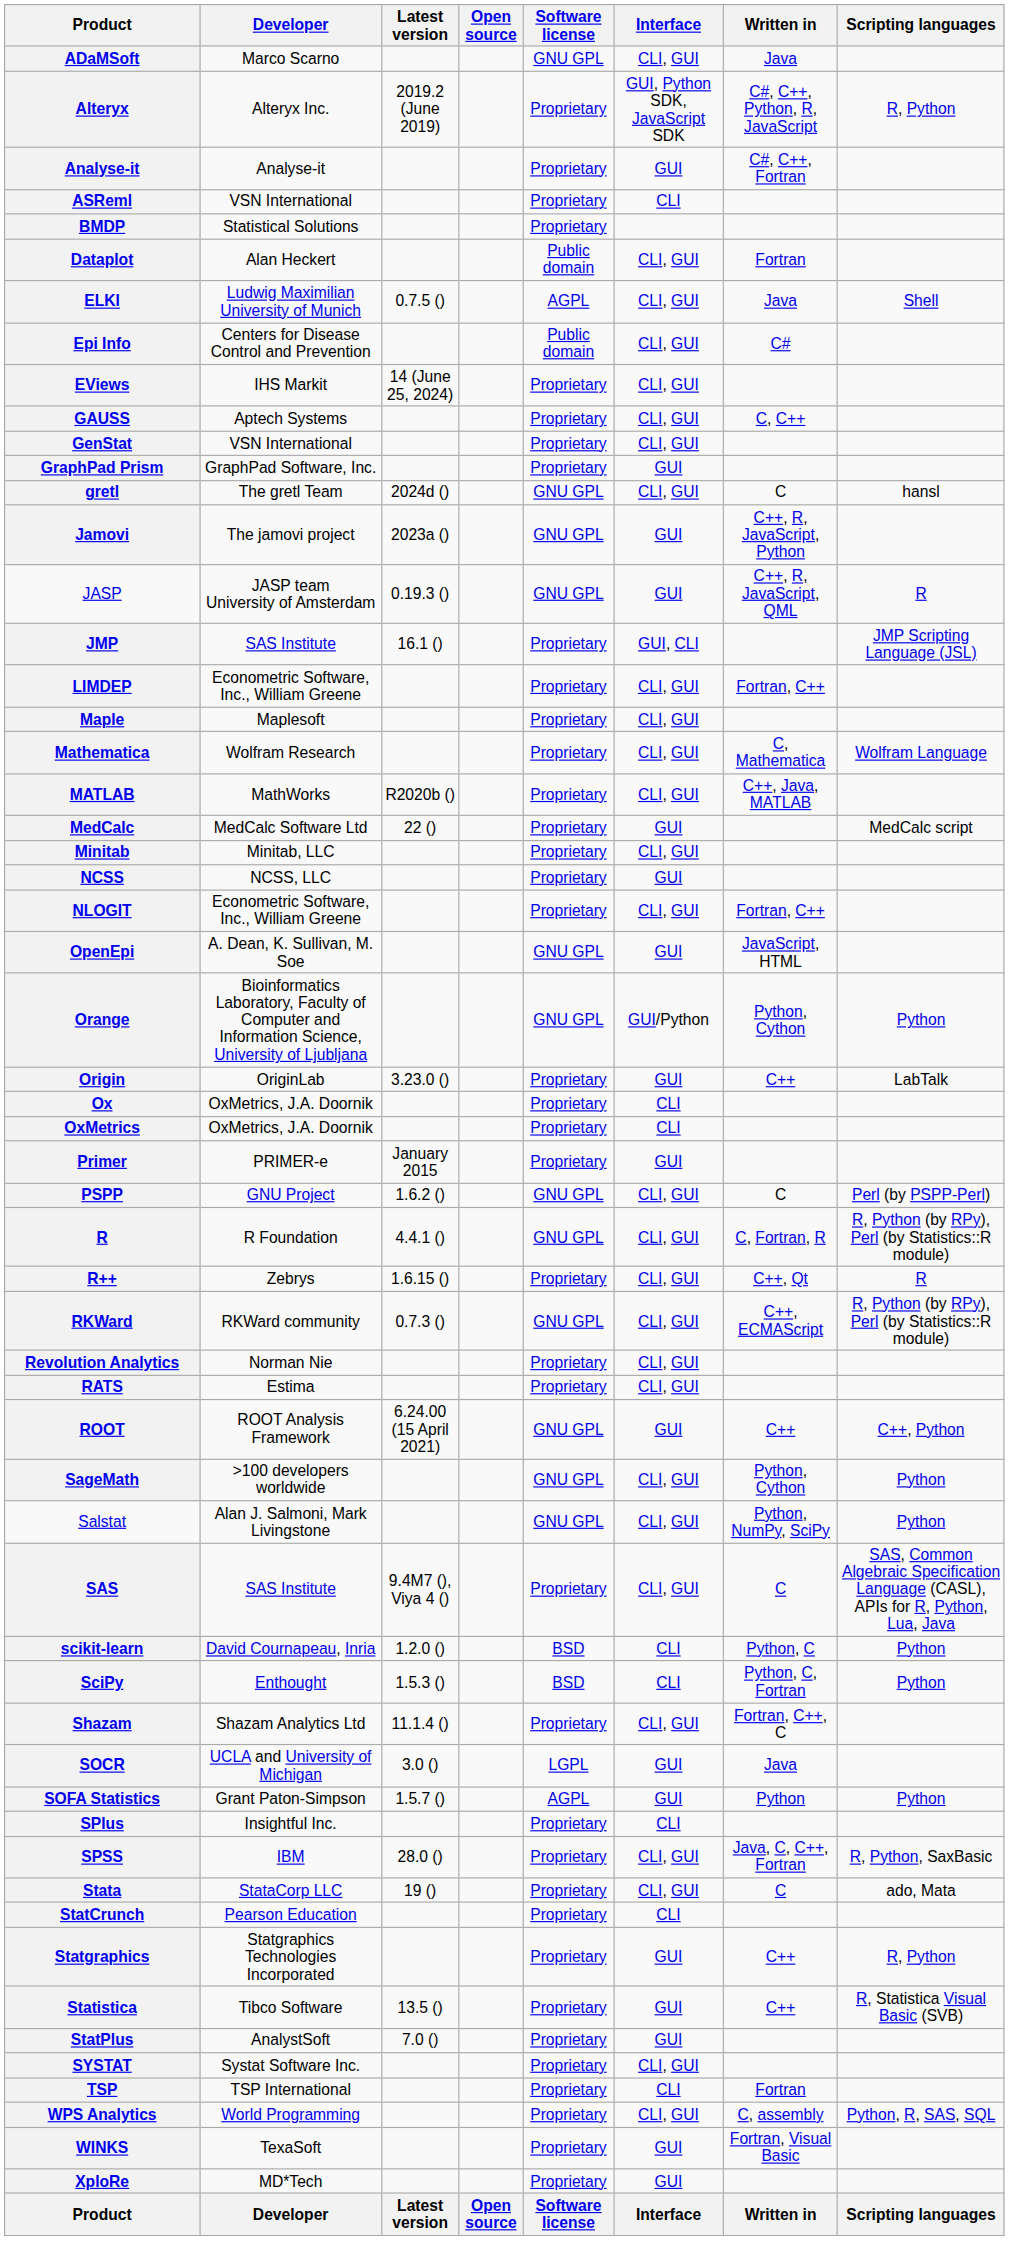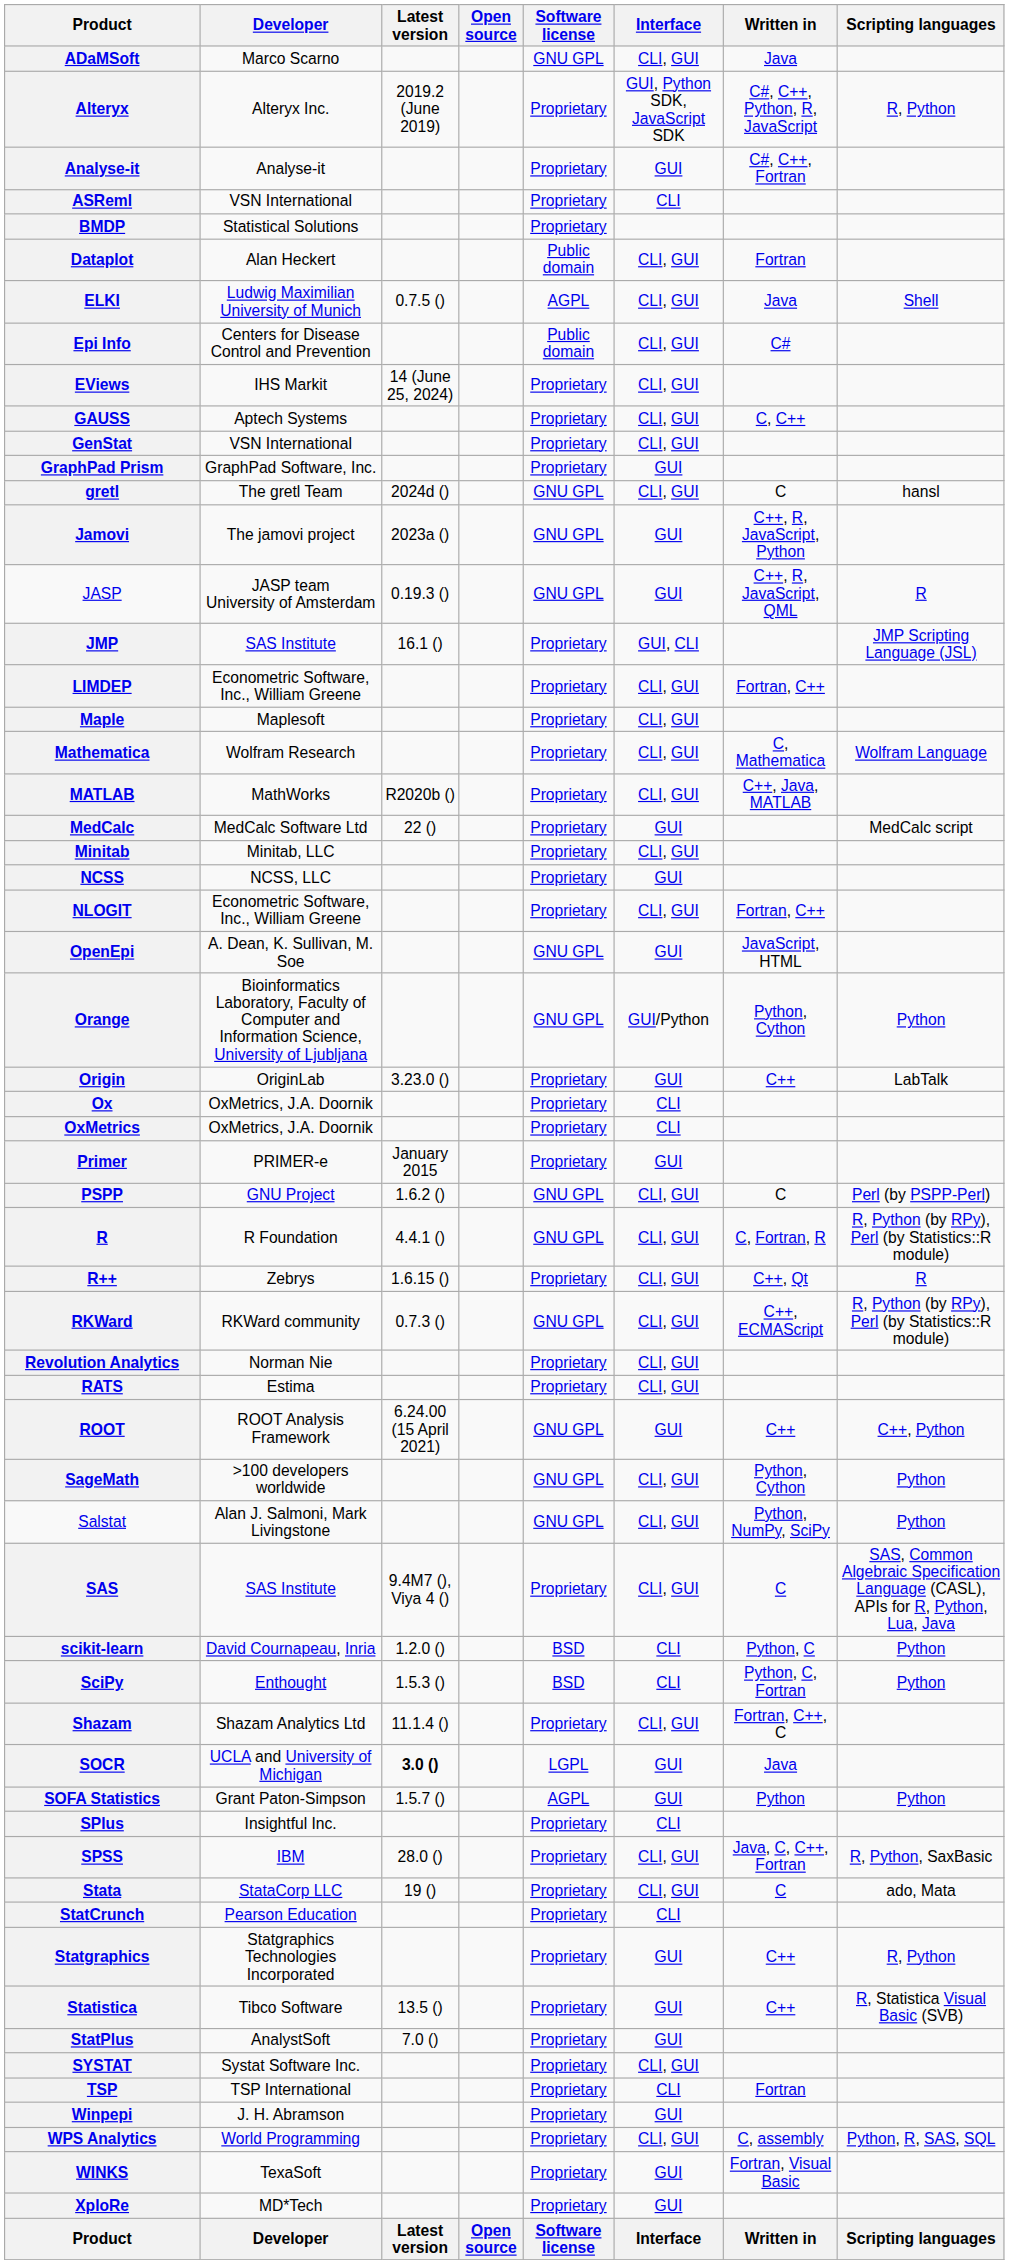(420, 1765) normal -> (420, 1765) bold
+ row: (102, 2114)
